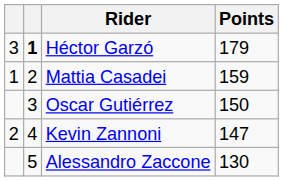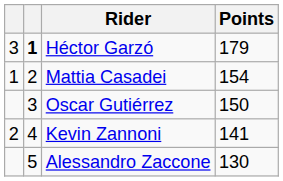(234, 76) 159 -> (234, 76) 154
(234, 134) 147 -> (234, 134) 141
